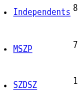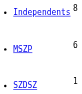(75, 45) 7 -> (75, 45) 6
